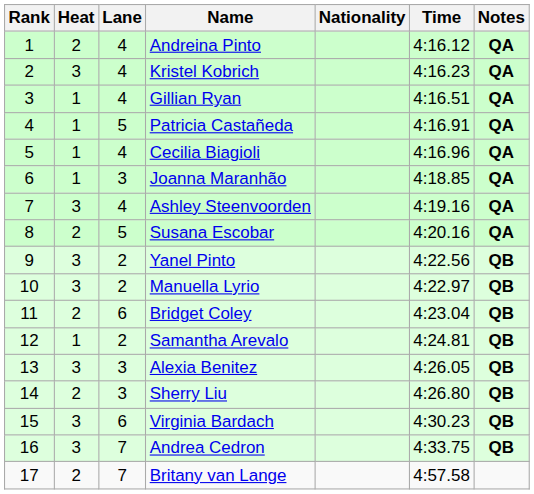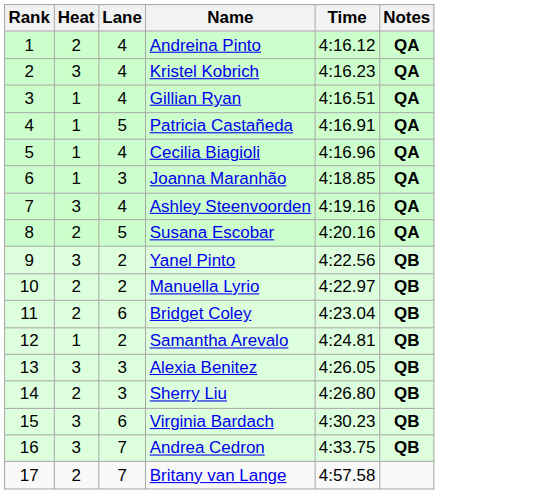- column: (362, 17)
(76, 286) 3 -> (76, 286) 2
